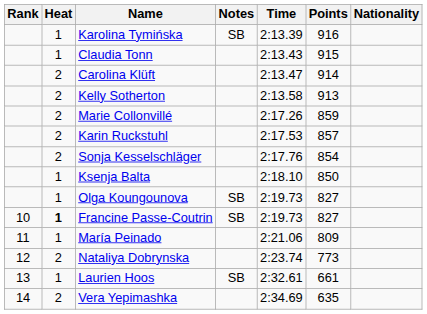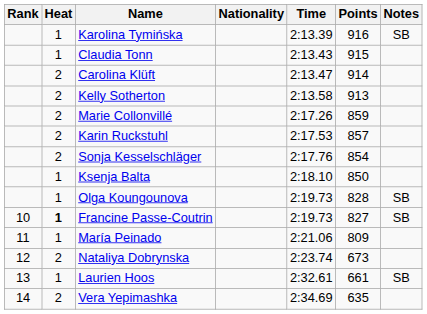columns swapped: (386, 14) <-> (236, 14)
(328, 197) 827 -> (358, 197) 828
(328, 258) 773 -> (358, 258) 673
